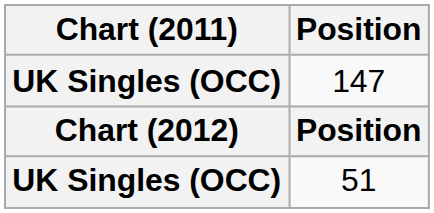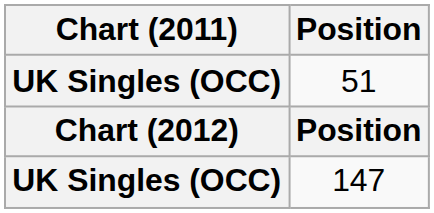rows swapped: (359, 181) <-> (359, 80)
